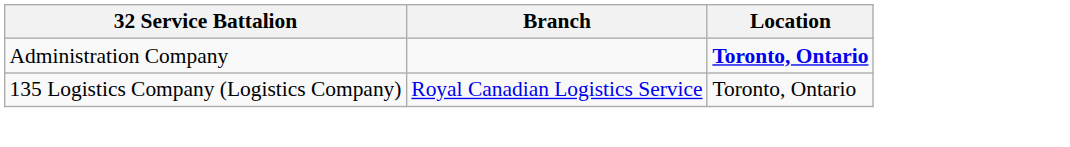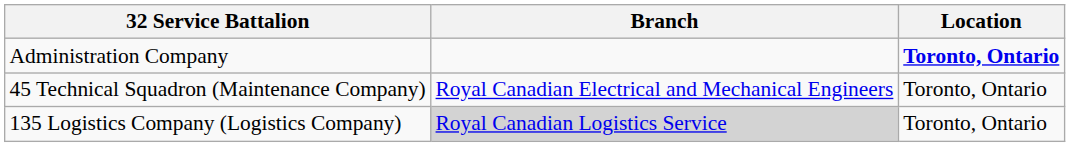+ row: (218, 89)
(557, 89) no background -> (581, 123) lightgrey background
